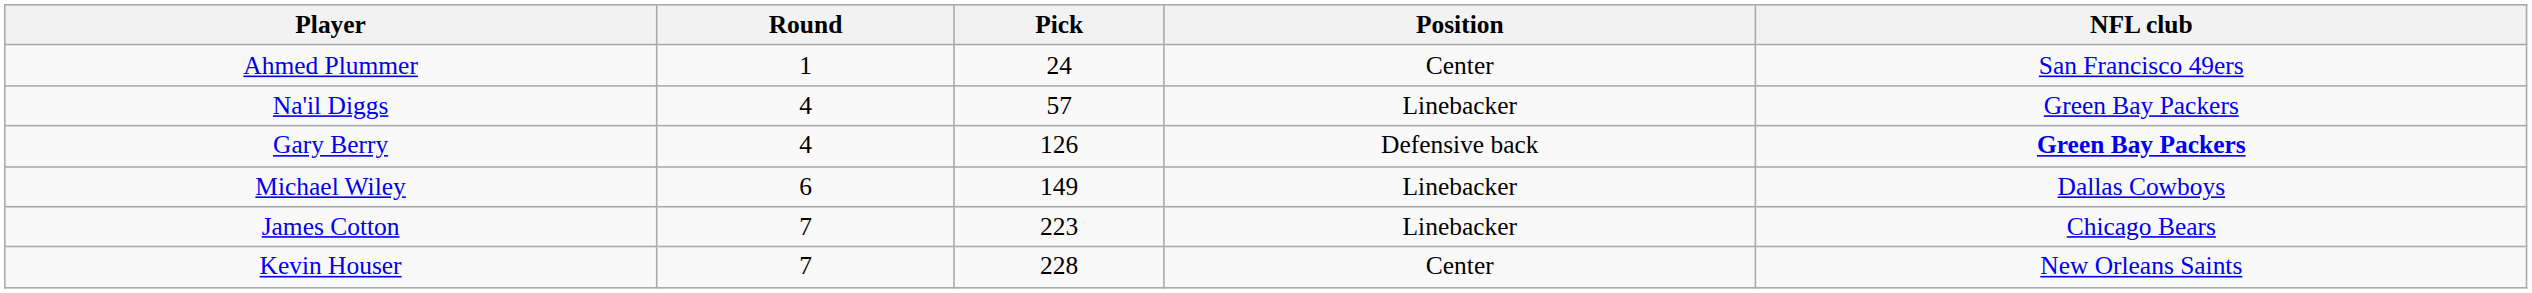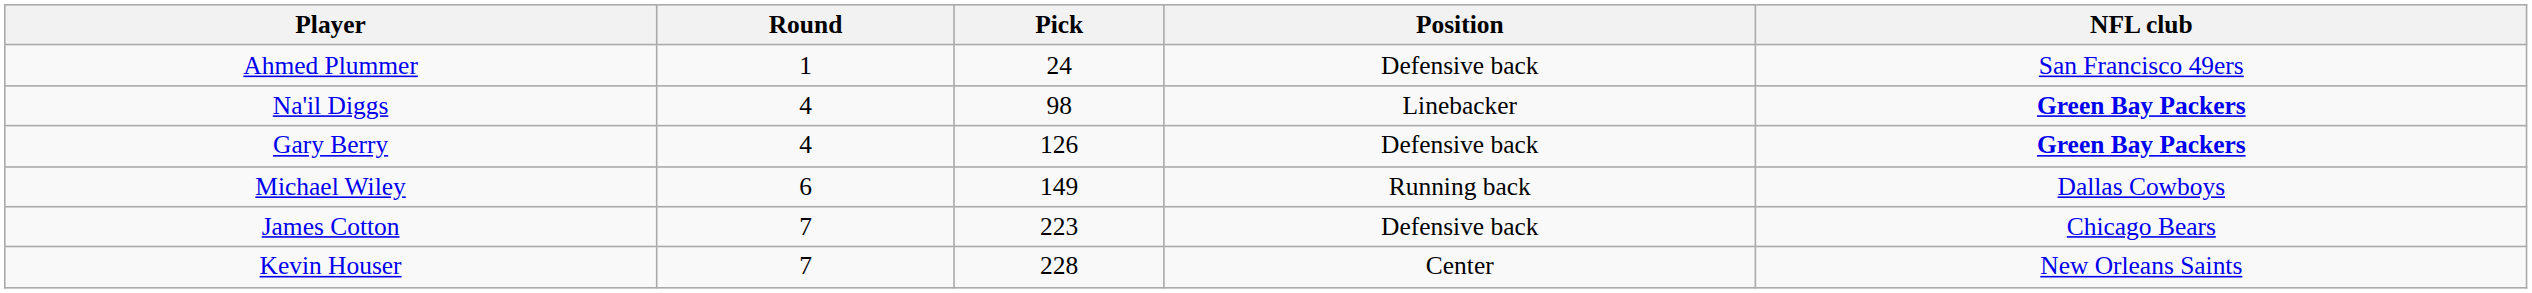(1460, 65) Center -> (1460, 65) Defensive back
(1059, 105) 57 -> (1059, 105) 98
(2141, 105) normal -> (2141, 105) bold
(1460, 186) Linebacker -> (1460, 186) Running back
(1460, 226) Linebacker -> (1460, 226) Defensive back
